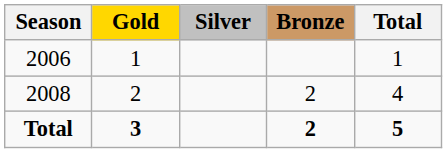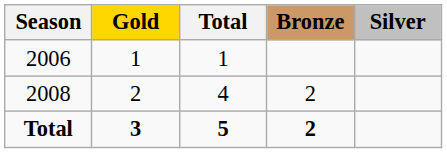columns swapped: (223, 22) <-> (398, 22)
